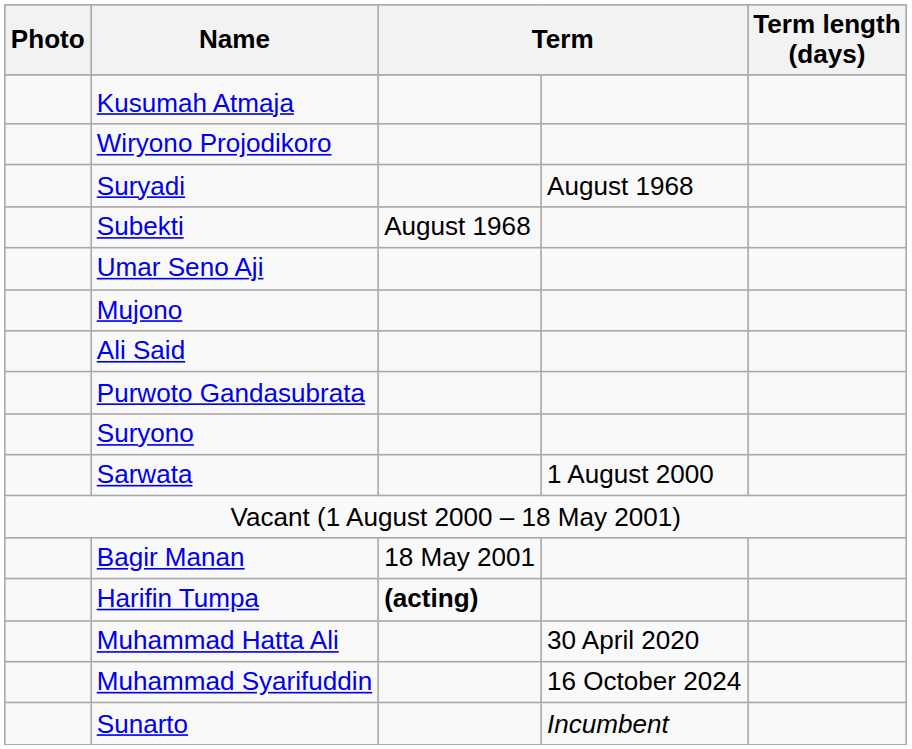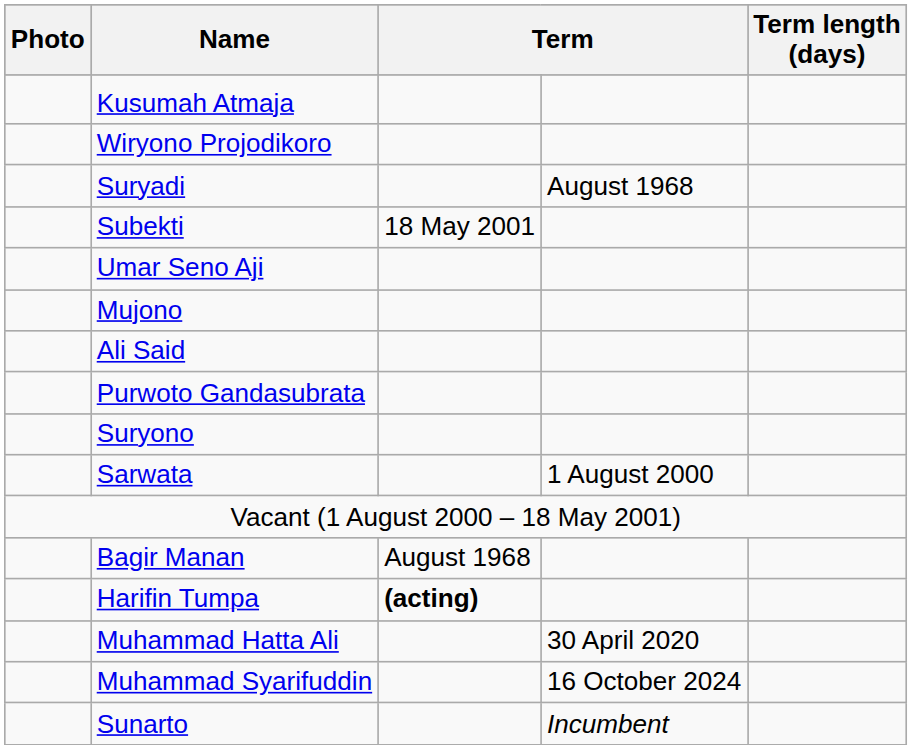(457, 227) August 1968 -> (460, 227) 18 May 2001
(460, 557) 18 May 2001 -> (457, 557) August 1968
